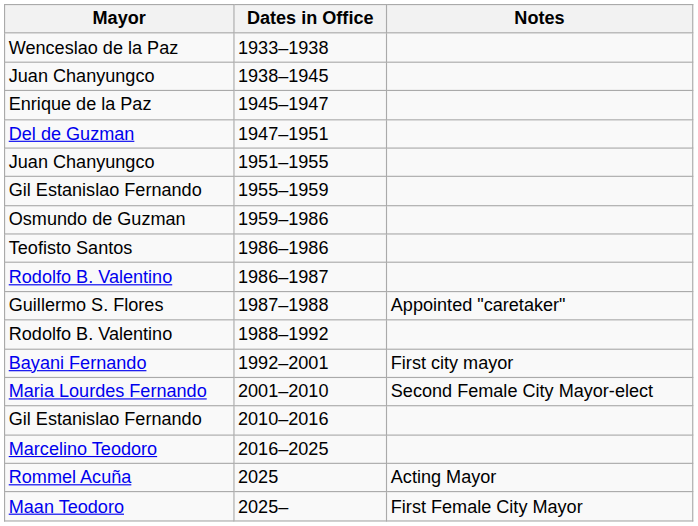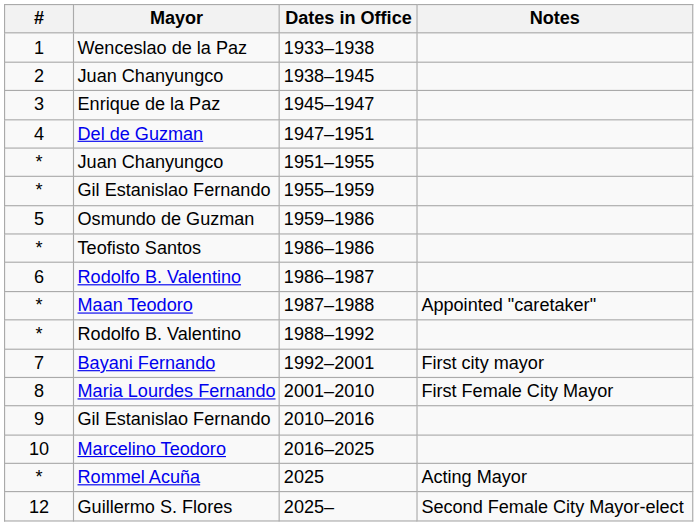+ column: (39, 18)
(86, 305) Guillermo S. Flores -> (135, 305) Maan Teodoro
(522, 391) Second Female City Mayor-elect -> (517, 391) First Female City Mayor
(66, 506) Maan Teodoro -> (155, 506) Guillermo S. Flores
(487, 506) First Female City Mayor -> (553, 506) Second Female City Mayor-elect
